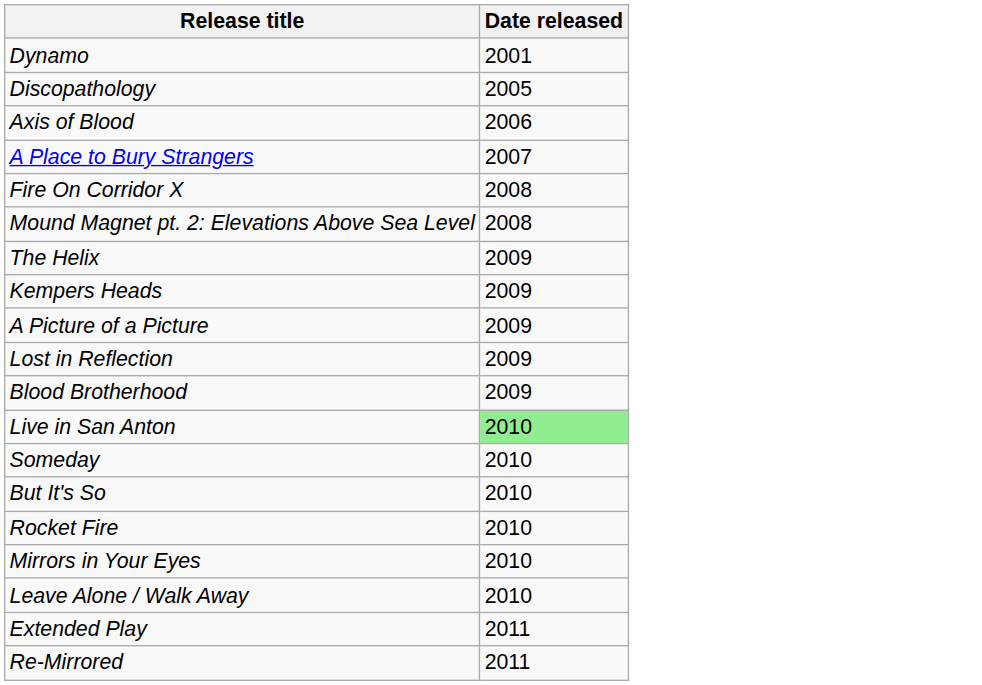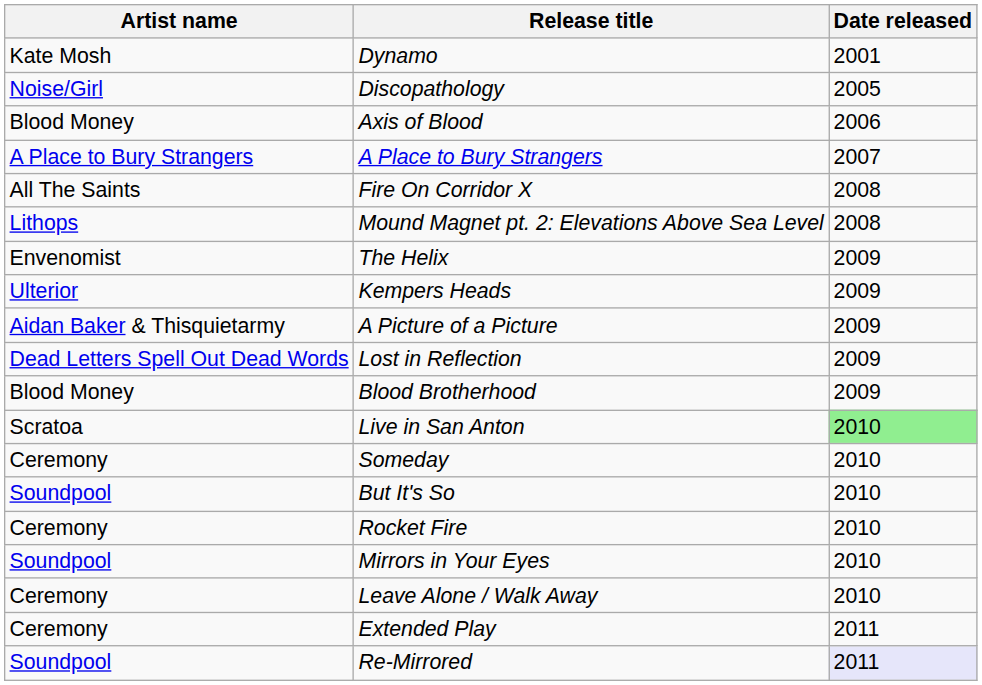+ column: (179, 21)
(508, 662) no background -> (856, 662) lavender background
